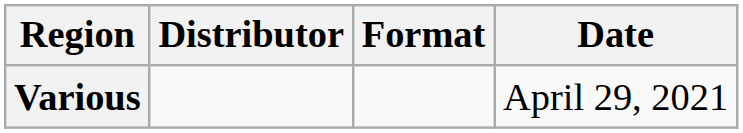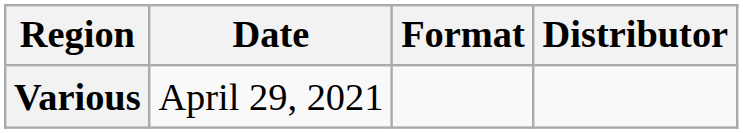columns swapped: (616, 34) <-> (251, 34)
